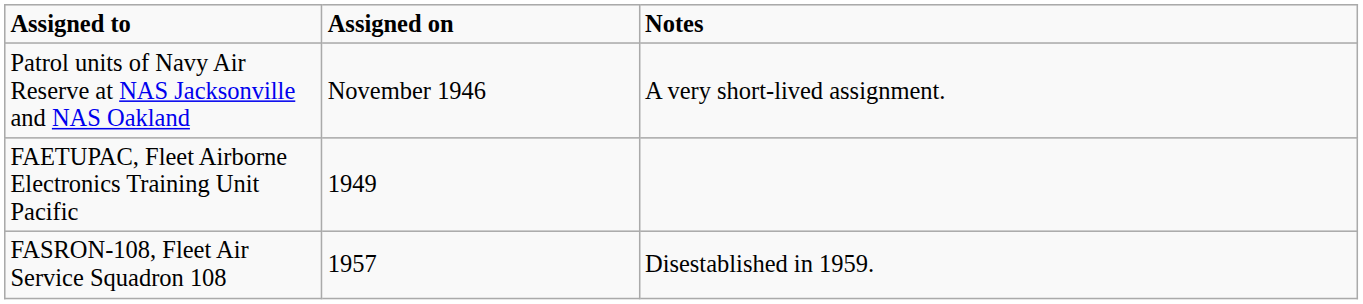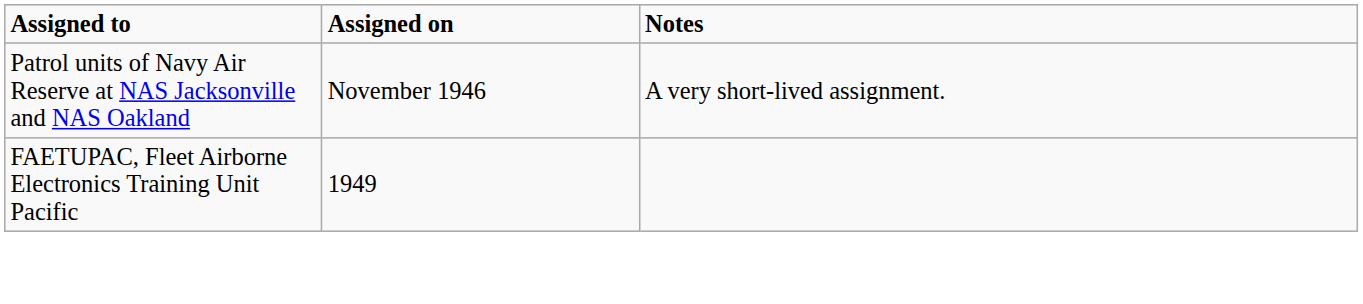- row: (130, 264)
